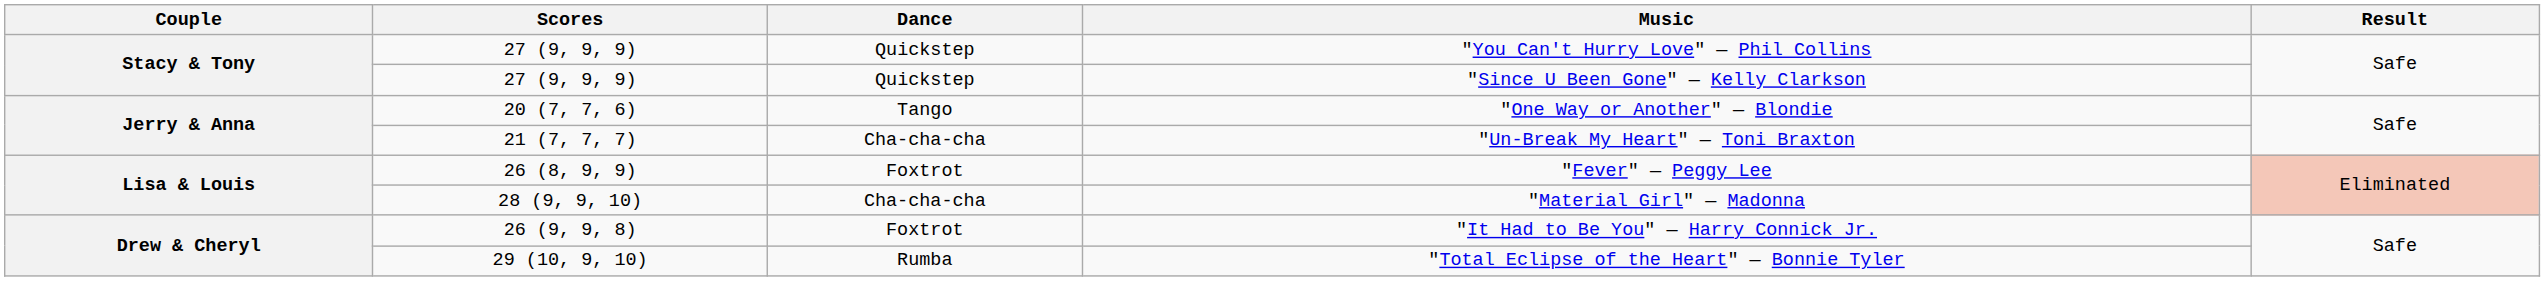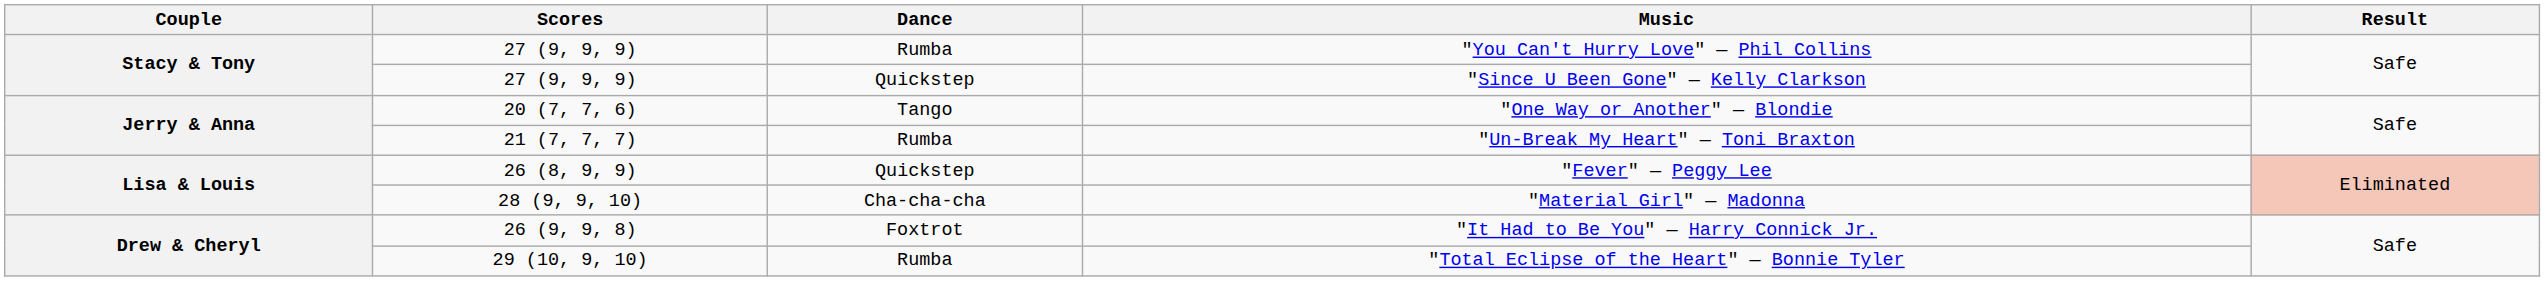(925, 50) Quickstep -> (925, 50) Rumba
(925, 140) Cha-cha-cha -> (925, 140) Rumba
(925, 170) Foxtrot -> (925, 170) Quickstep
